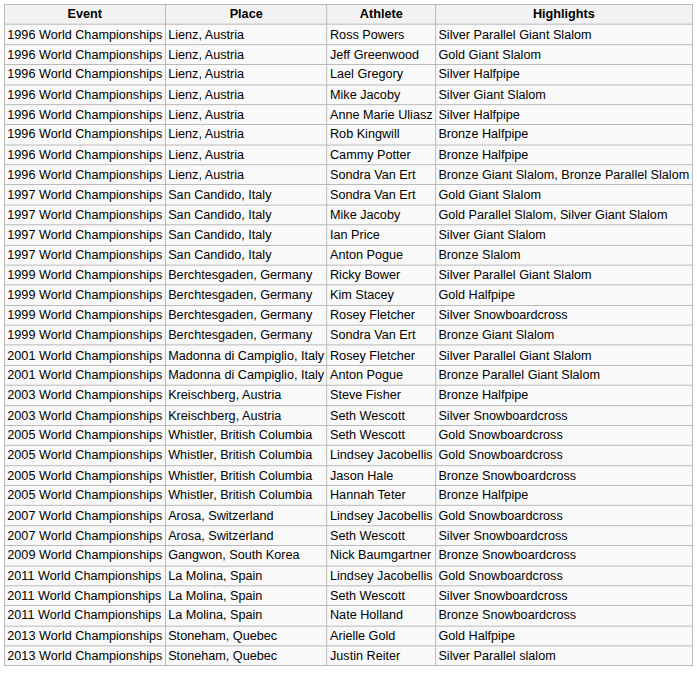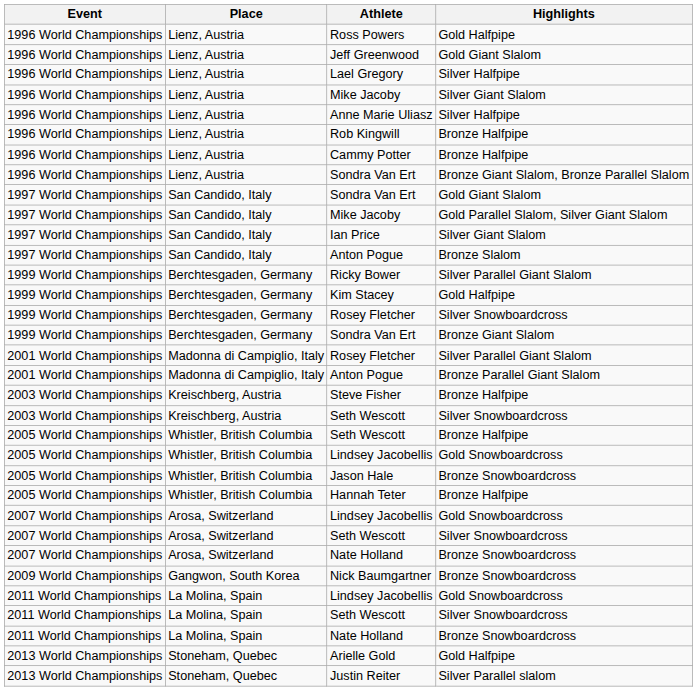(515, 34) Silver Parallel Giant Slalom -> (477, 34) Gold Halfpipe
(501, 435) Gold Snowboardcross -> (483, 435) Bronze Halfpipe
+ row: (85, 555)
